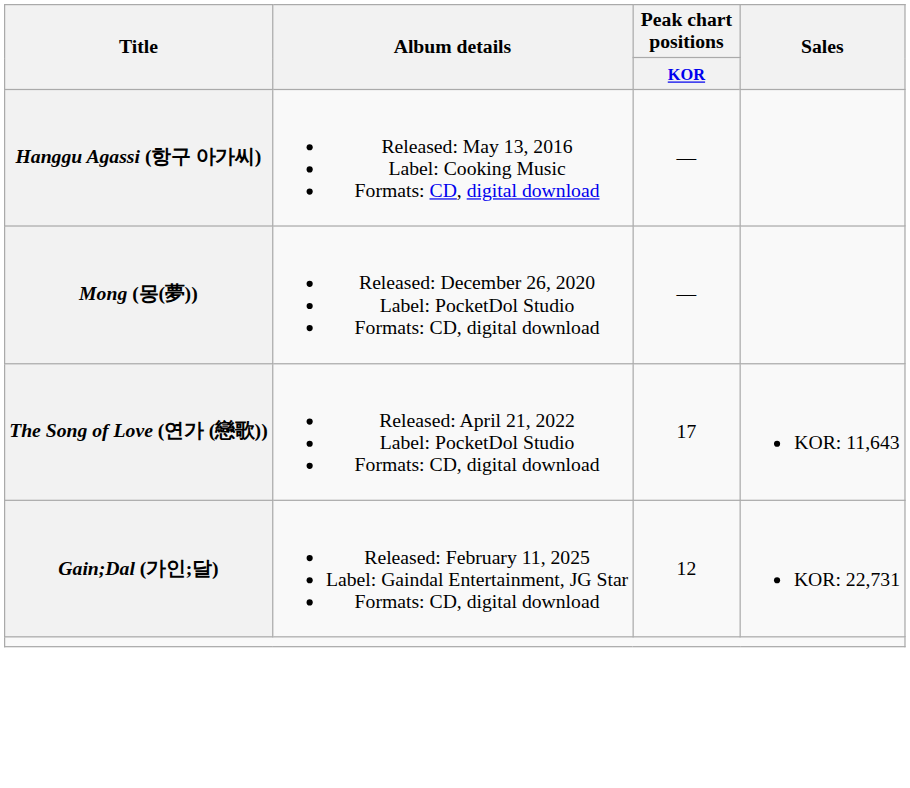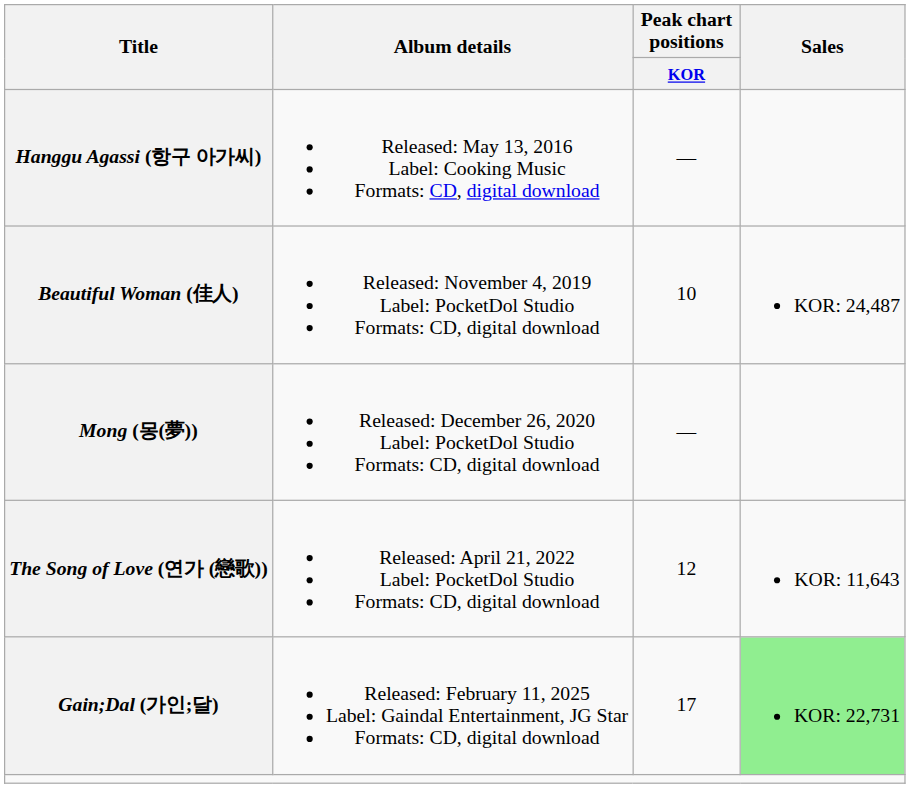+ row: (138, 293)
(686, 431) 17 -> (686, 568) 12
(686, 568) 12 -> (686, 705) 17
(822, 580) no background -> (822, 717) lightgreen background
